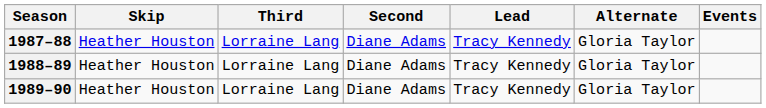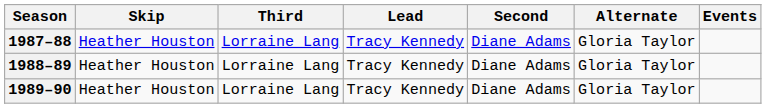columns swapped: (396, 17) <-> (512, 17)
